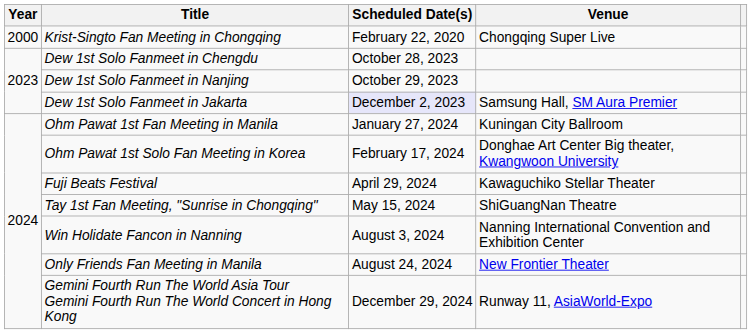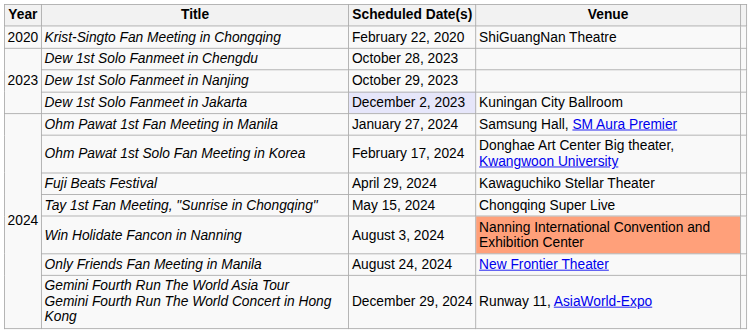(23, 37) 2000 -> (23, 37) 2020
(547, 37) Chongqing Super Live -> (548, 37) ShiGuangNan Theatre
(578, 102) Samsung Hall, SM Aura Premier -> (551, 102) Kuningan City Ballroom
(551, 124) Kuningan City Ballroom -> (578, 124) Samsung Hall, SM Aura Premier
(548, 205) ShiGuangNan Theatre -> (547, 205) Chongqing Super Live
(595, 235) no background -> (595, 235) lightsalmon background
